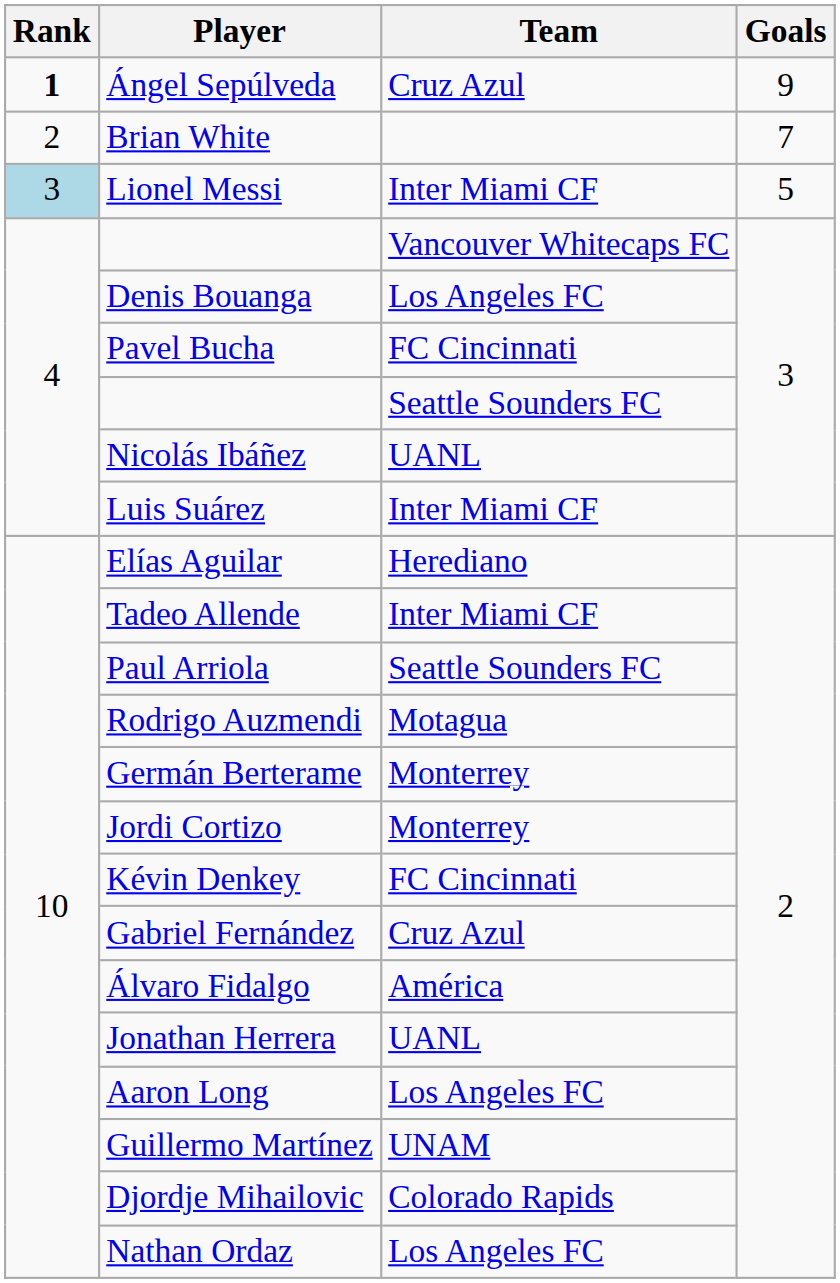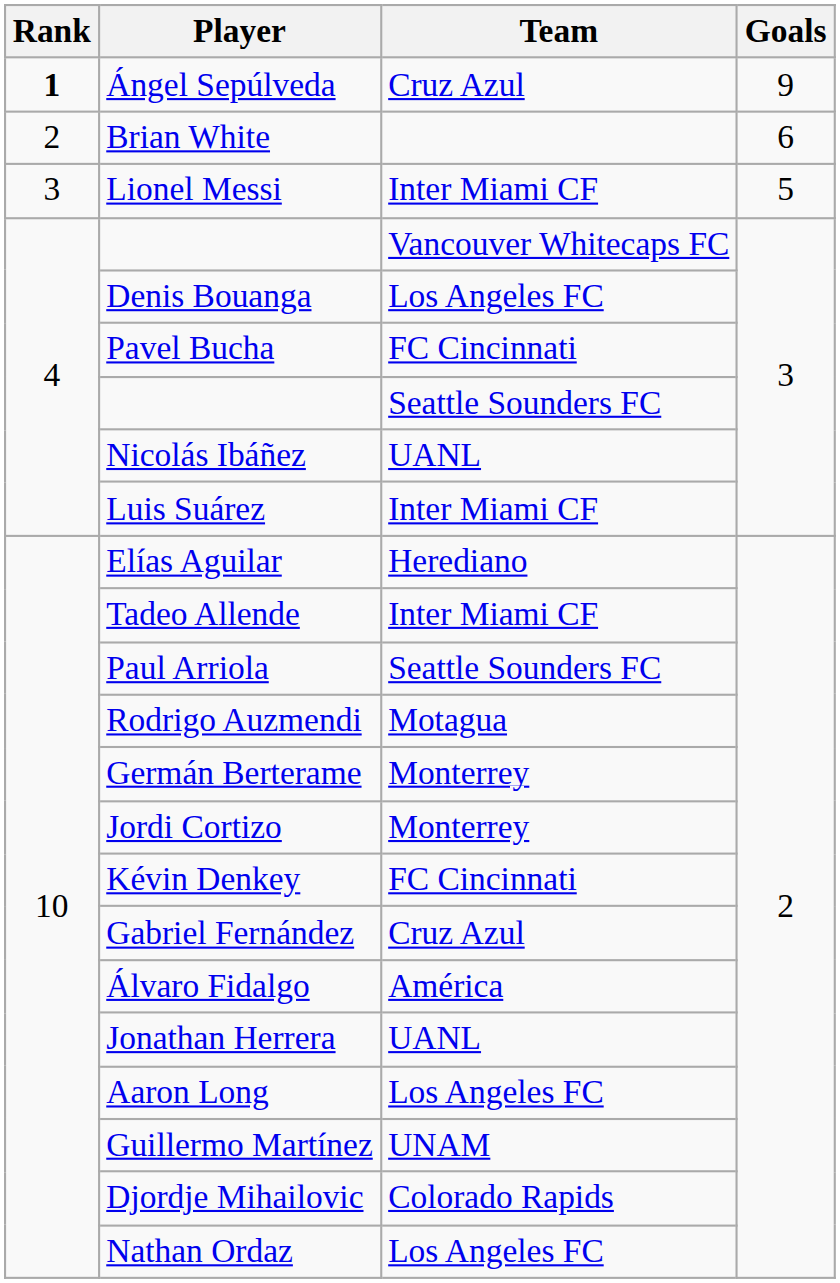(786, 137) 7 -> (786, 137) 6
(52, 190) lightblue background -> (52, 190) no background
